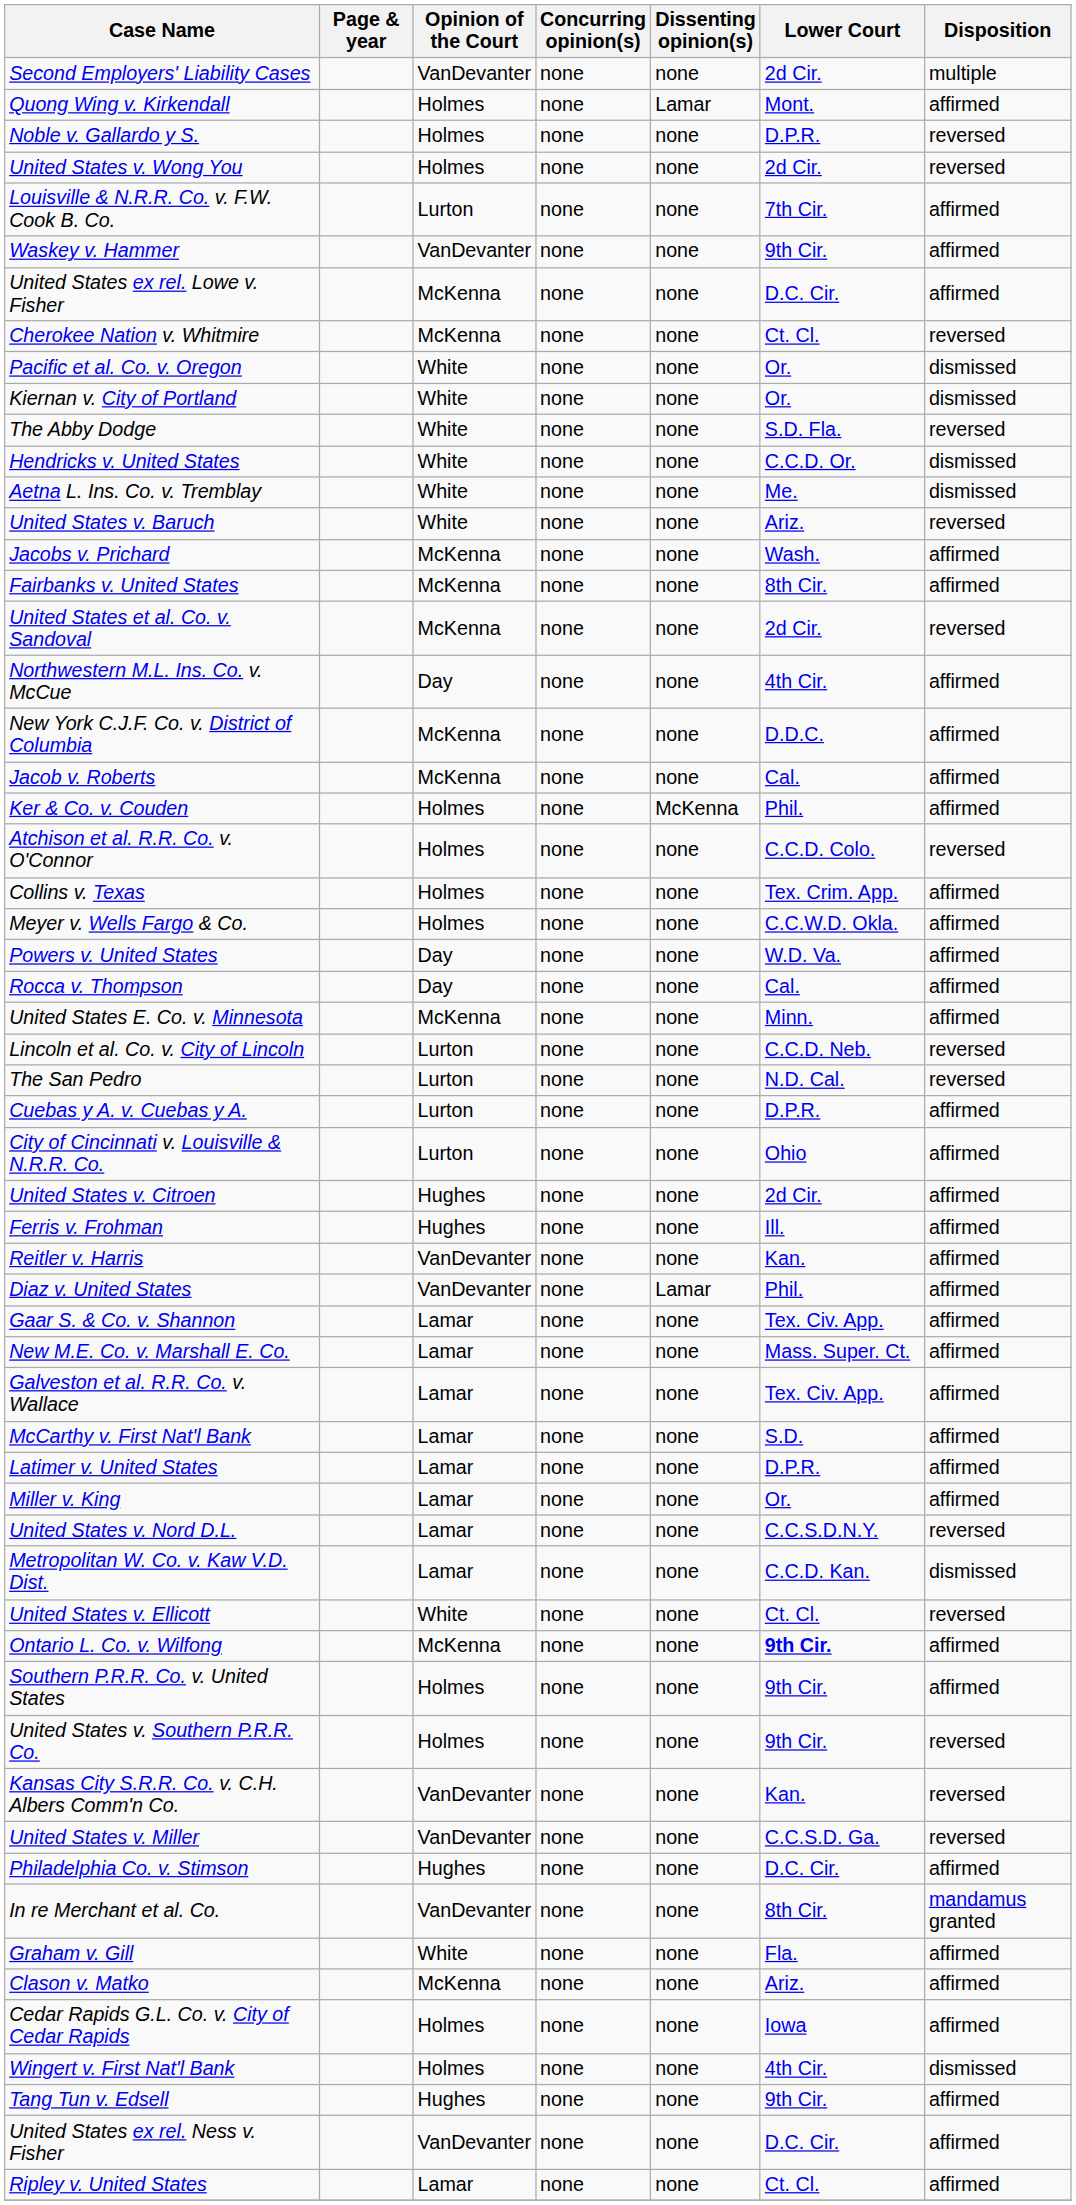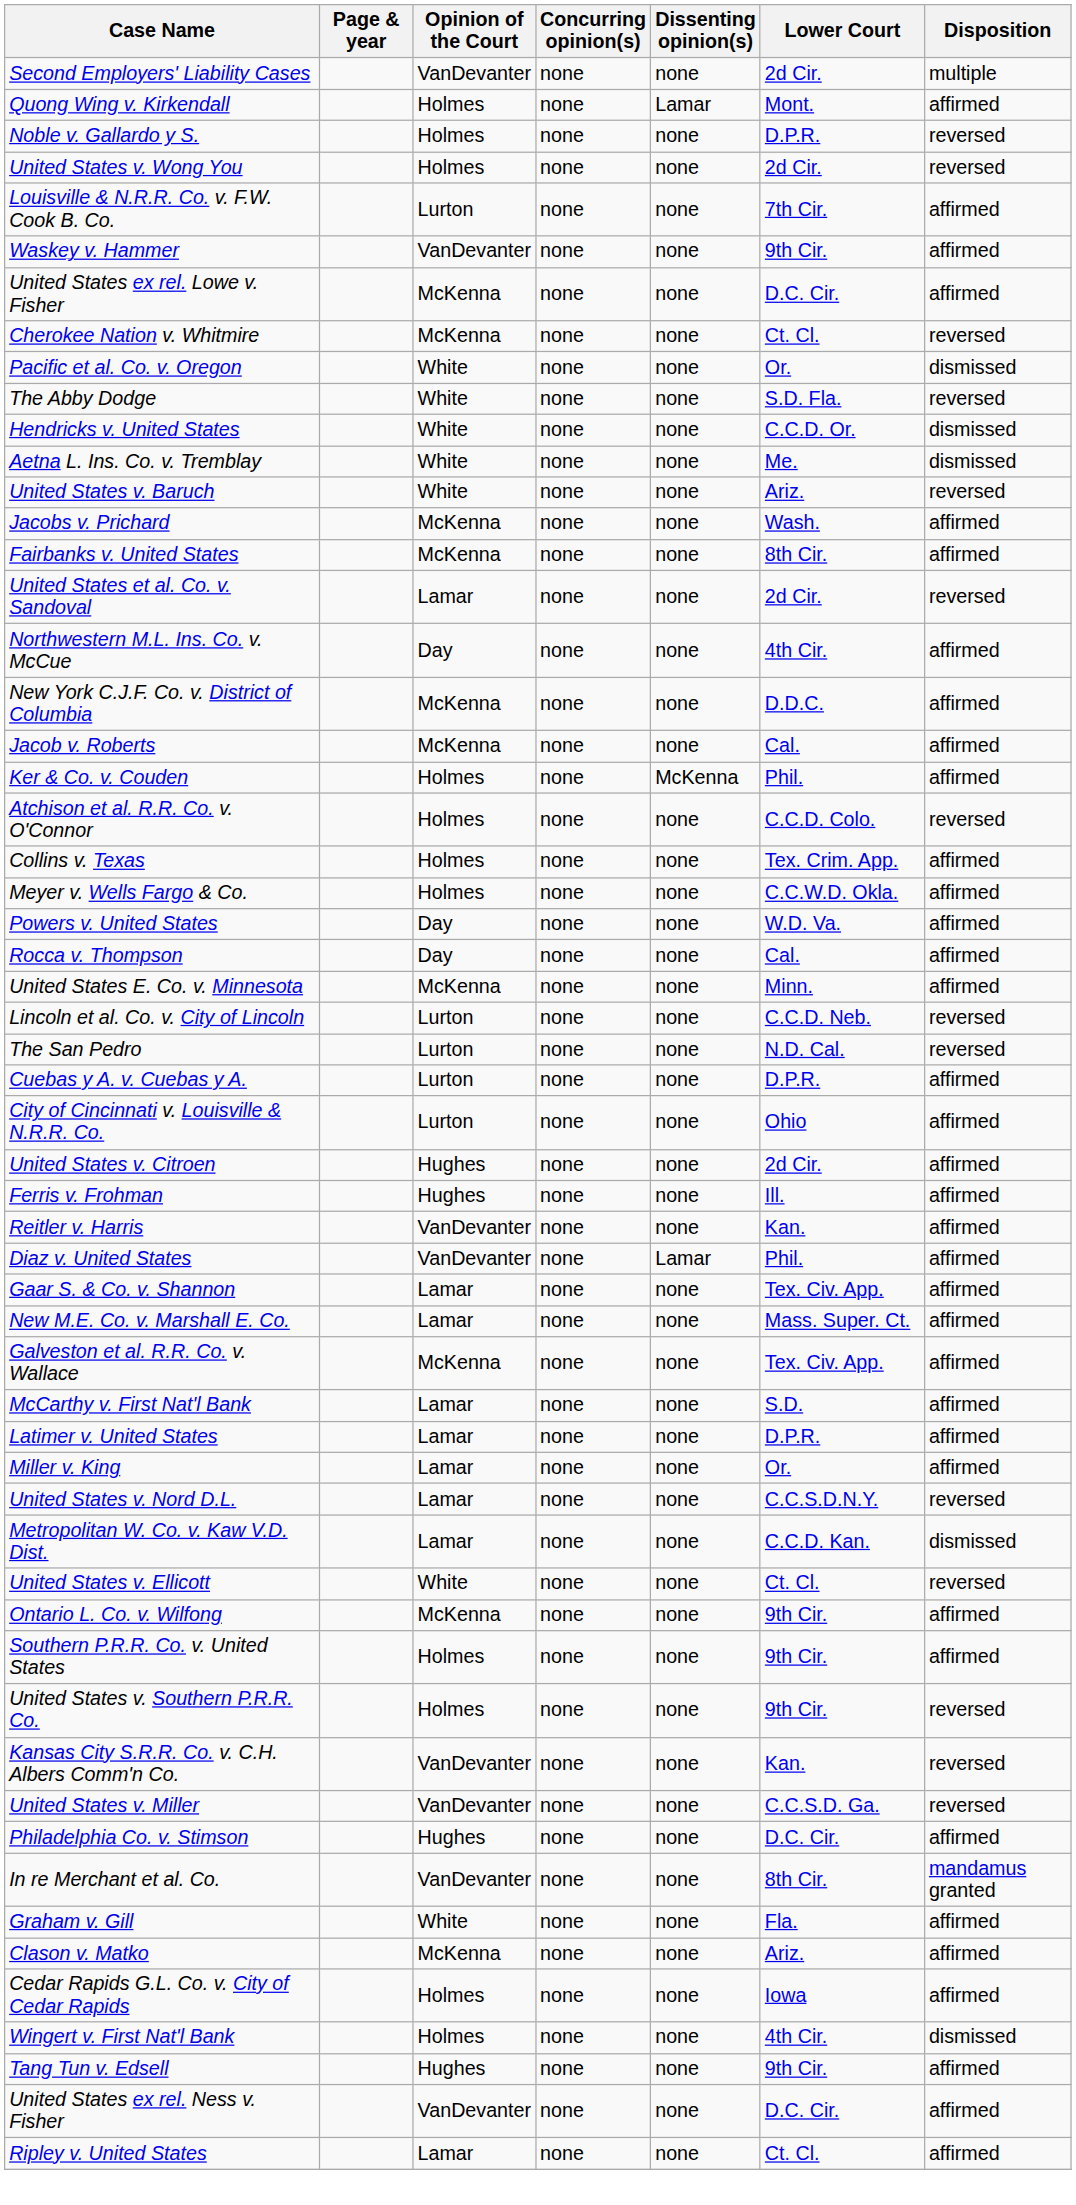- row: (123, 398)
(459, 628) McKenna -> (445, 596) Lamar
(445, 1394) Lamar -> (459, 1363) McKenna
(798, 1646) bold -> (796, 1614) normal
